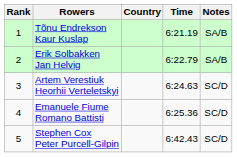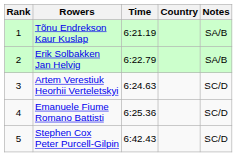columns swapped: (142, 12) <-> (182, 12)
